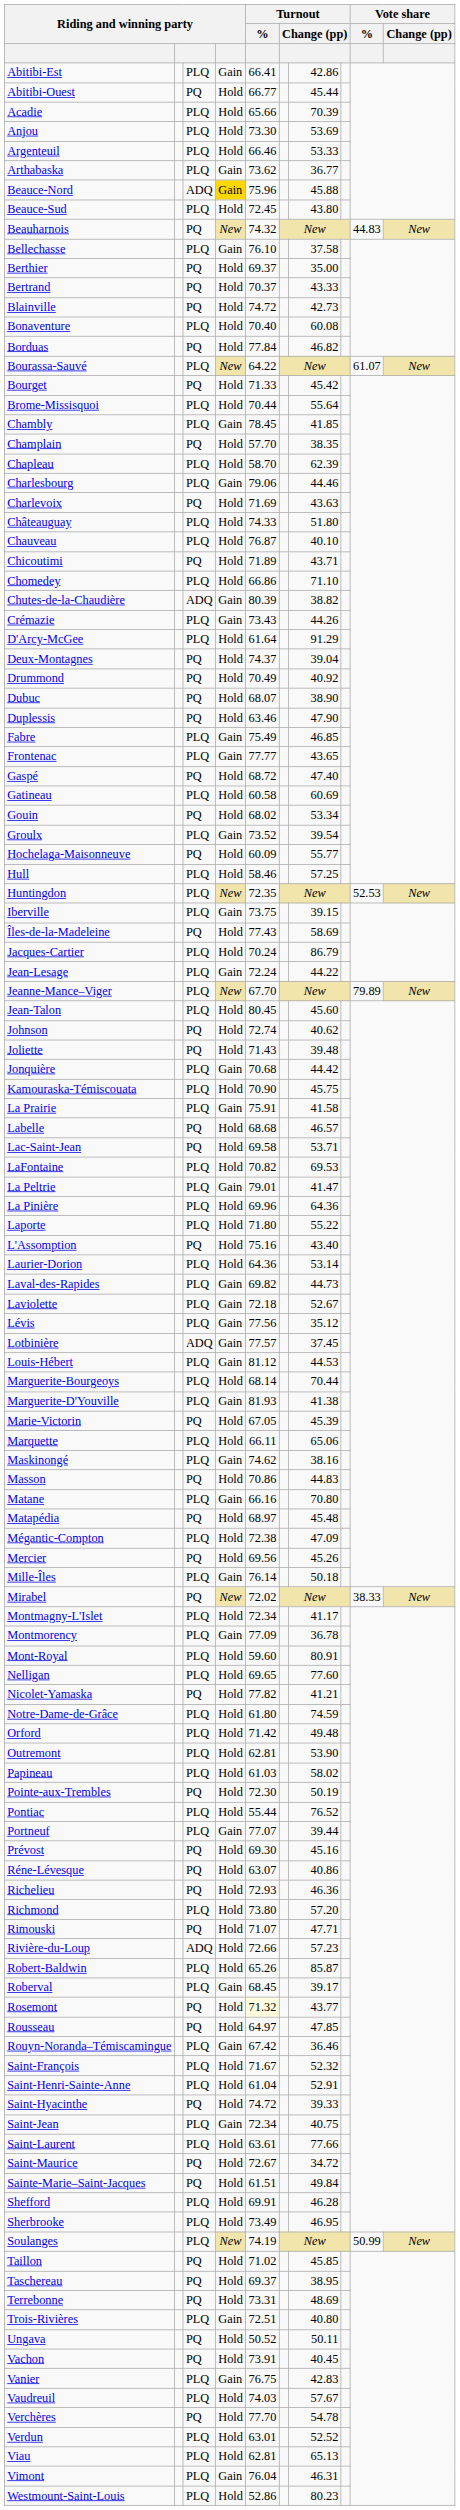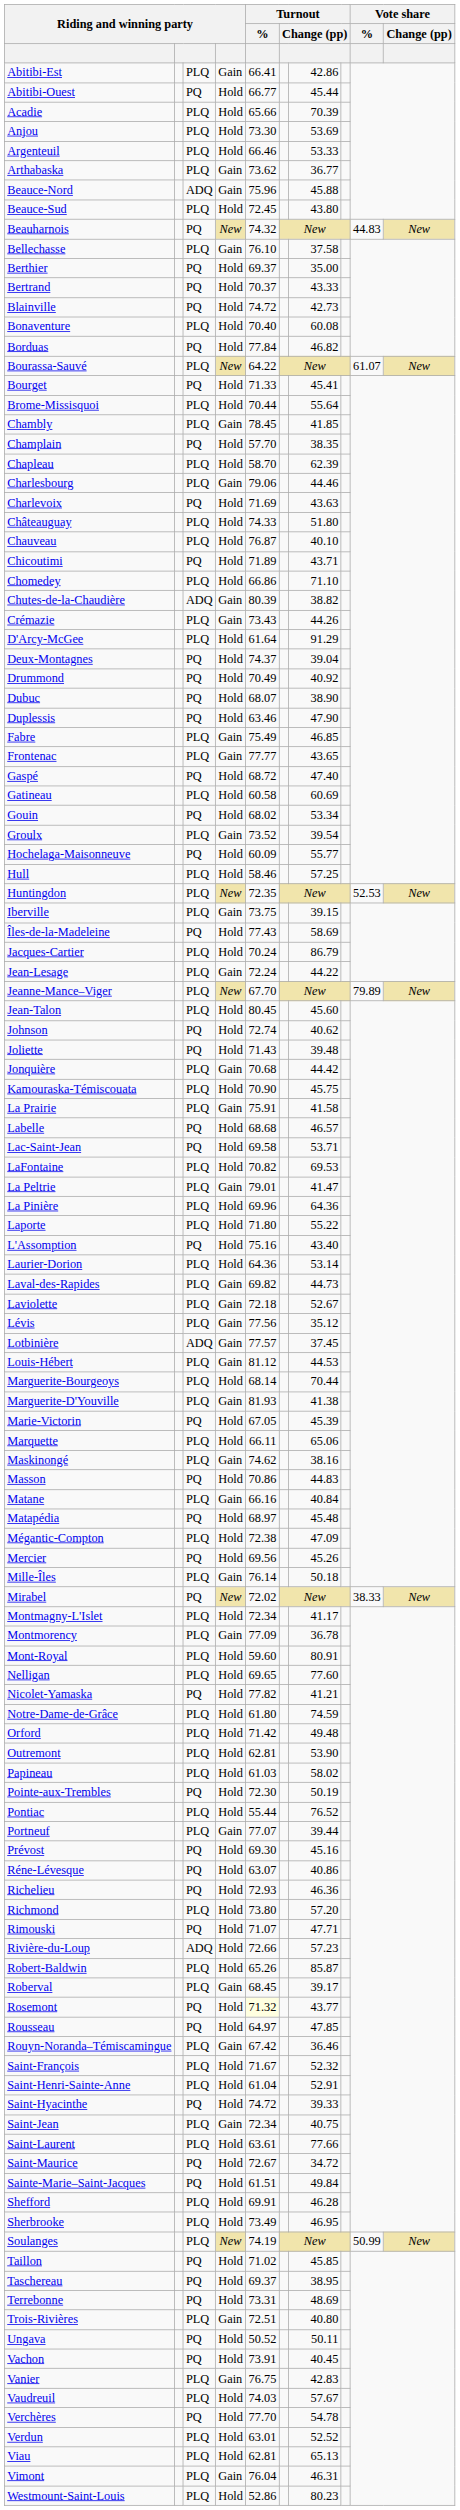(230, 190) gold background -> (230, 190) no background
(324, 385) 45.42 -> (324, 385) 45.41
(324, 1499) 70.80 -> (324, 1499) 40.84
